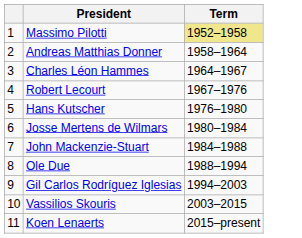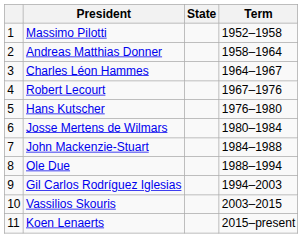+ column: (202, 14)
(217, 33) khaki background -> (252, 33) no background
